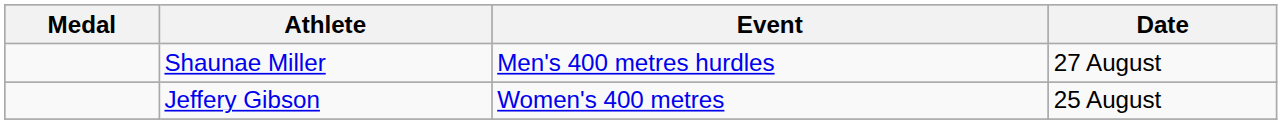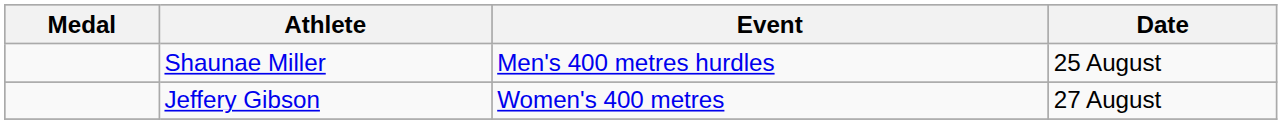(1108, 63) 27 August -> (1108, 63) 25 August
(1108, 101) 25 August -> (1108, 101) 27 August
